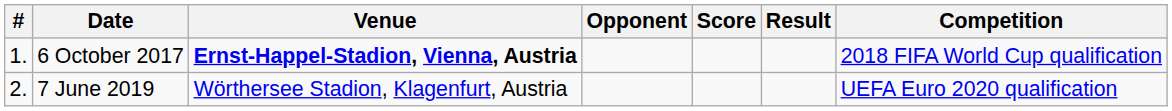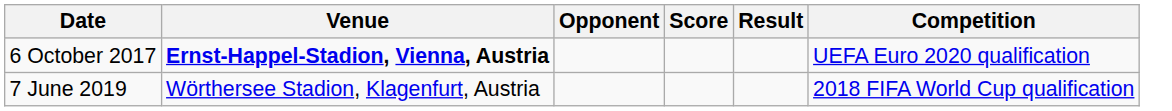- column: (18, 21)
(1001, 55) 2018 FIFA World Cup qualification -> (951, 55) UEFA Euro 2020 qualification
(979, 88) UEFA Euro 2020 qualification -> (974, 88) 2018 FIFA World Cup qualification
